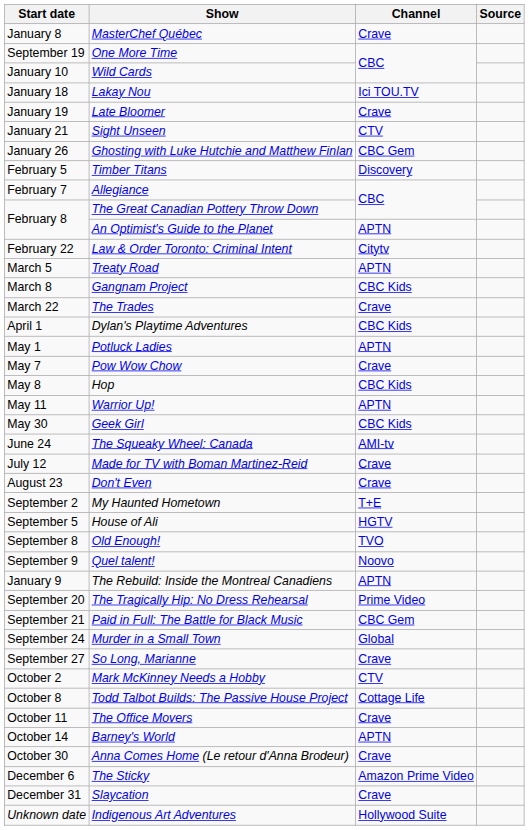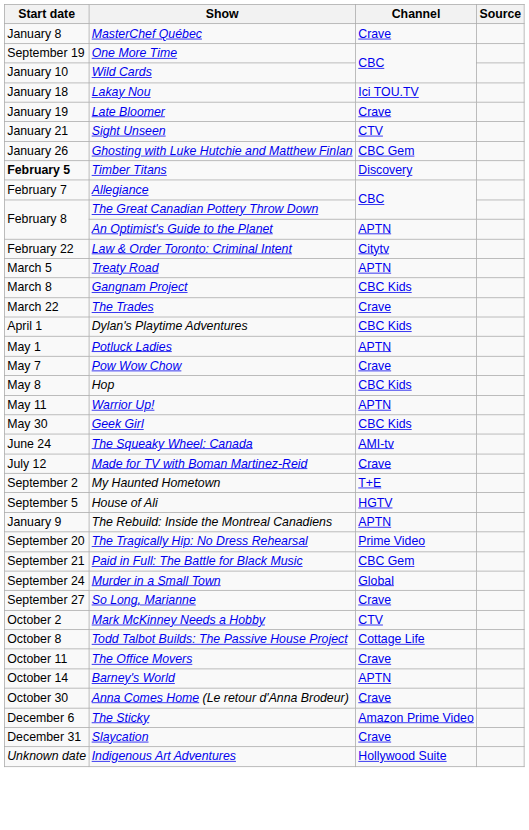(37, 170) normal -> (39, 170) bold
- row: (122, 483)
- row: (126, 541)
- row: (123, 561)
